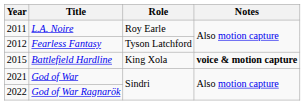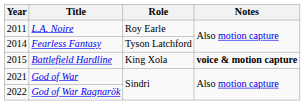(17, 44) 2012 -> (17, 44) 2014
